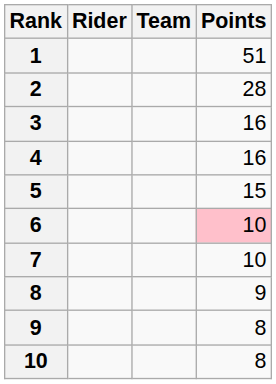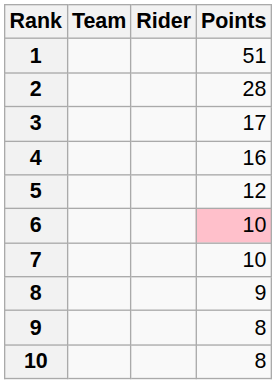columns swapped: (99, 21) <-> (164, 21)
(255, 123) 16 -> (255, 123) 17
(255, 191) 15 -> (255, 191) 12
